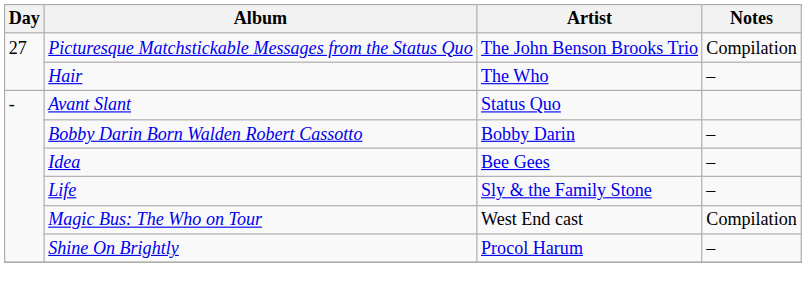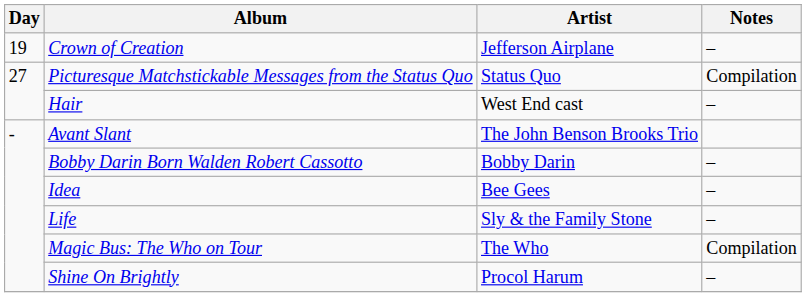+ row: (116, 47)
(590, 47) The John Benson Brooks Trio -> (521, 76) Status Quo
(515, 76) The Who -> (532, 104) West End cast
(521, 104) Status Quo -> (590, 133) The John Benson Brooks Trio
(532, 219) West End cast -> (515, 248) The Who
